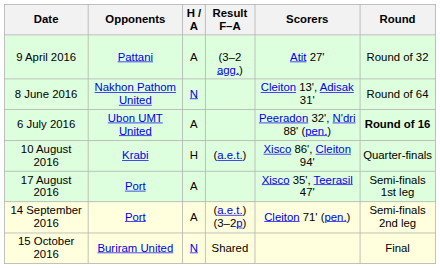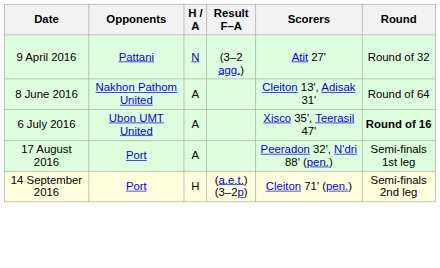(194, 57) A -> (195, 57) N
(194, 94) N -> (195, 94) A
(307, 125) Peeradon 32', N'dri 88' (pen.) -> (309, 125) Xisco 35', Teerasil 47'
- row: (46, 155)
(307, 186) Xisco 35', Teerasil 47' -> (309, 155) Peeradon 32', N'dri 88' (pen.)
(194, 217) A -> (195, 186) H
- row: (46, 248)
